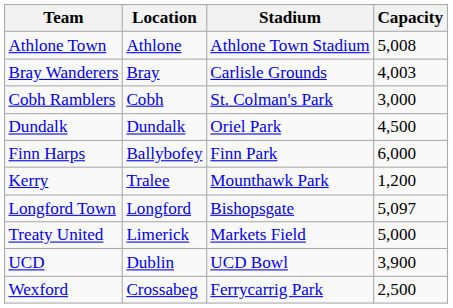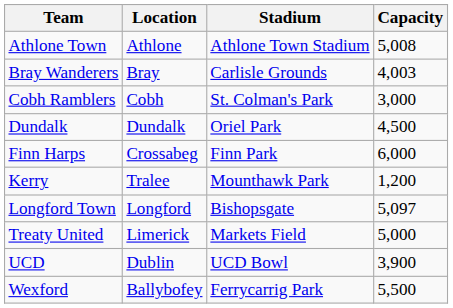(164, 153) Ballybofey -> (162, 153) Crossabeg
(162, 289) Crossabeg -> (164, 289) Ballybofey
(397, 289) 2,500 -> (397, 289) 5,500
